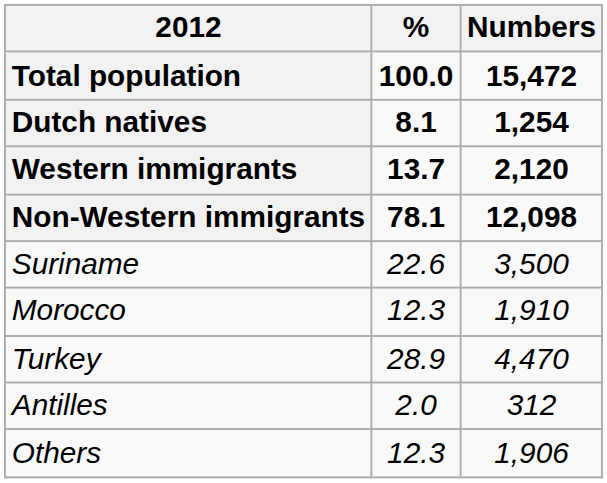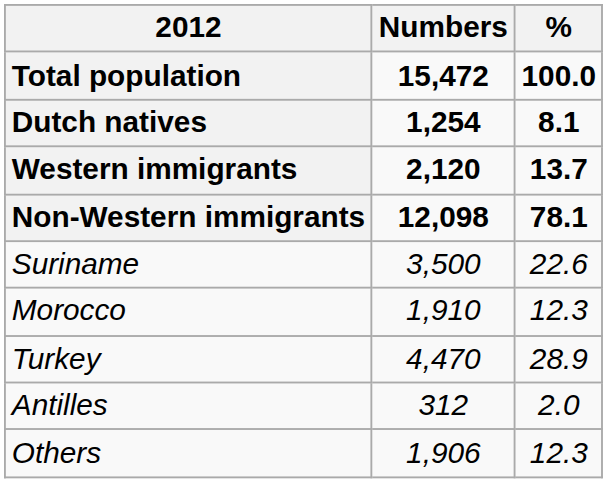columns swapped: (532, 28) <-> (416, 28)
